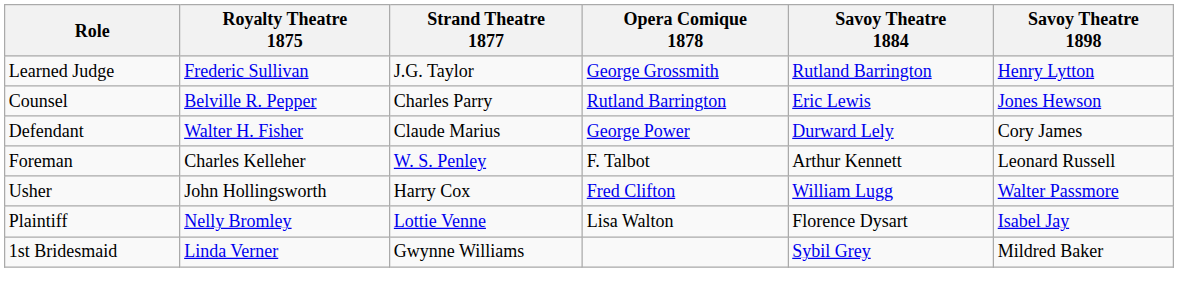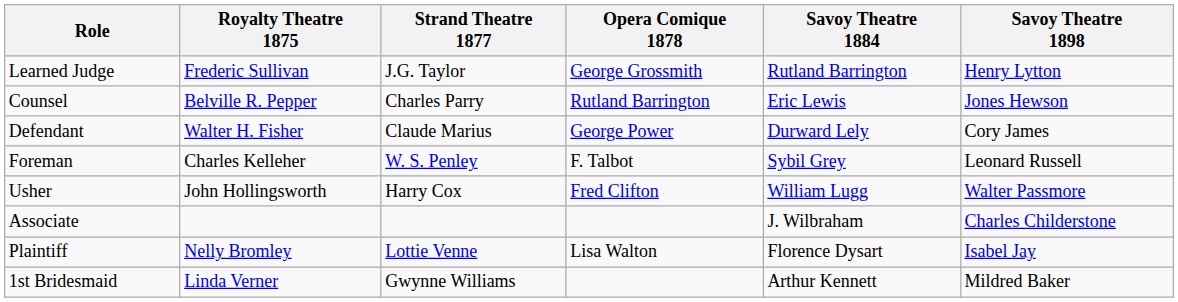(847, 161) Arthur Kennett -> (807, 161) Sybil Grey
+ row: (44, 221)
(831, 251) Sybil Grey -> (822, 281) Arthur Kennett
